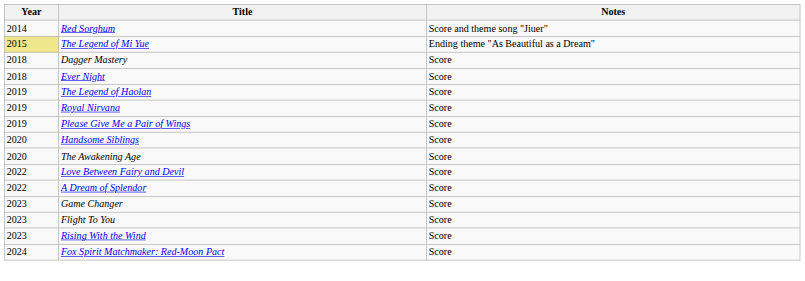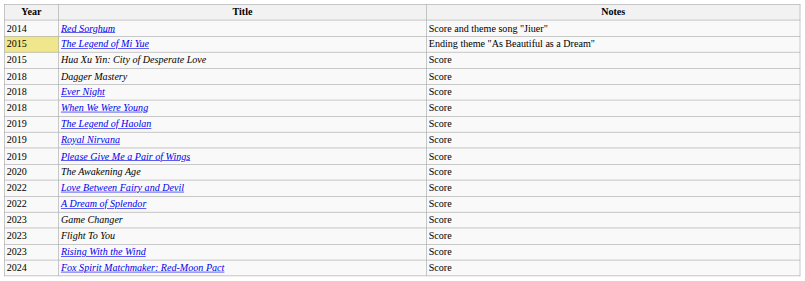+ row: (134, 60)
+ row: (105, 108)
- row: (100, 140)
